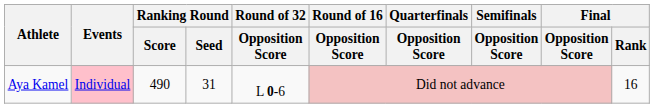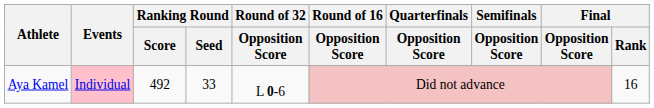(160, 84) 490 -> (160, 84) 492
(209, 84) 31 -> (209, 84) 33
